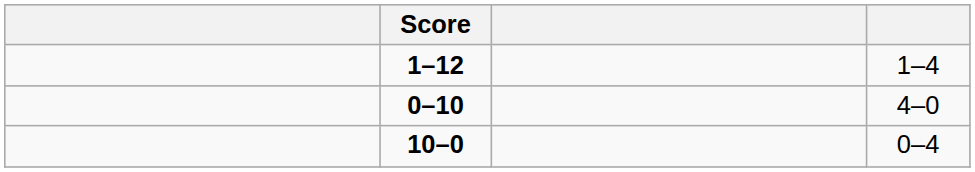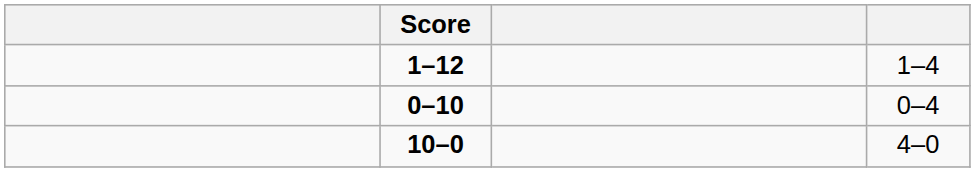(918, 105) 4–0 -> (918, 105) 0–4
(918, 145) 0–4 -> (918, 145) 4–0
